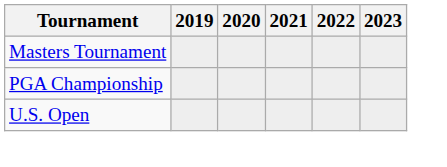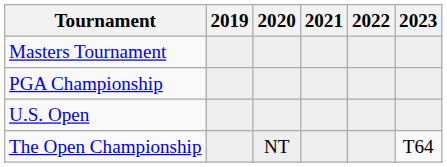+ row: (105, 146)
